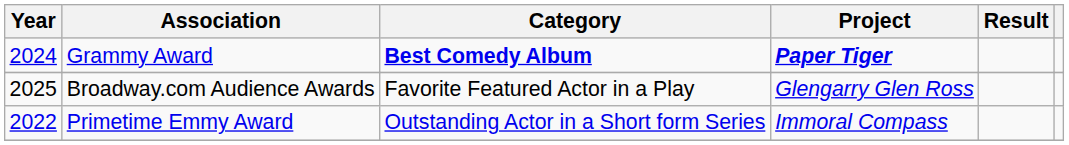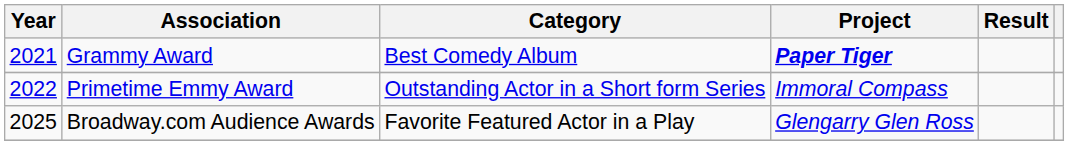(33, 55) 2024 -> (33, 55) 2021
(488, 55) bold -> (481, 55) normal
rows swapped: (180, 122) <-> (221, 88)
